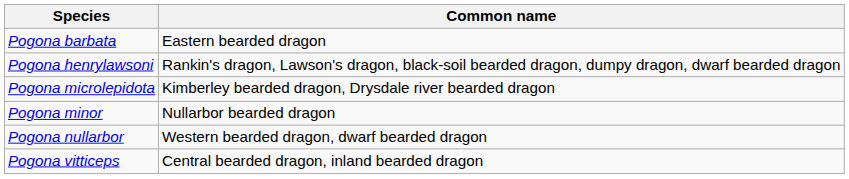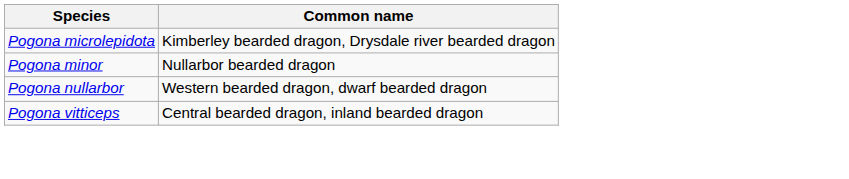- row: (62, 40)
- row: (81, 64)
